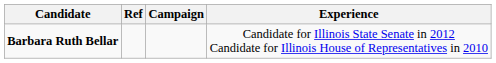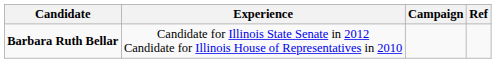columns swapped: (349, 14) <-> (133, 14)
